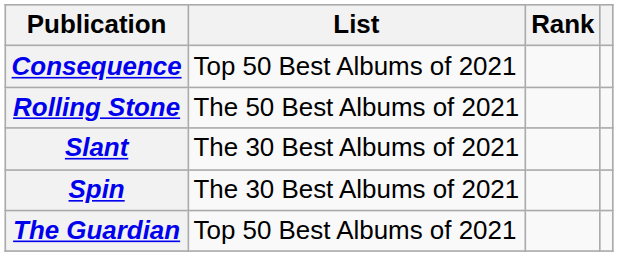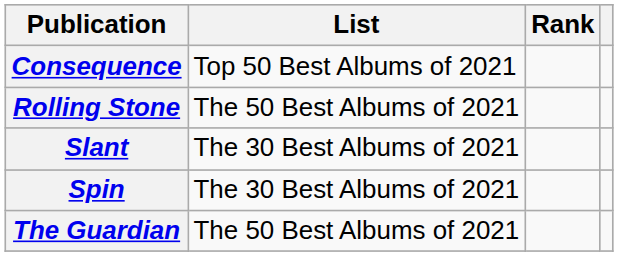(355, 230) Top 50 Best Albums of 2021 -> (356, 230) The 50 Best Albums of 2021
